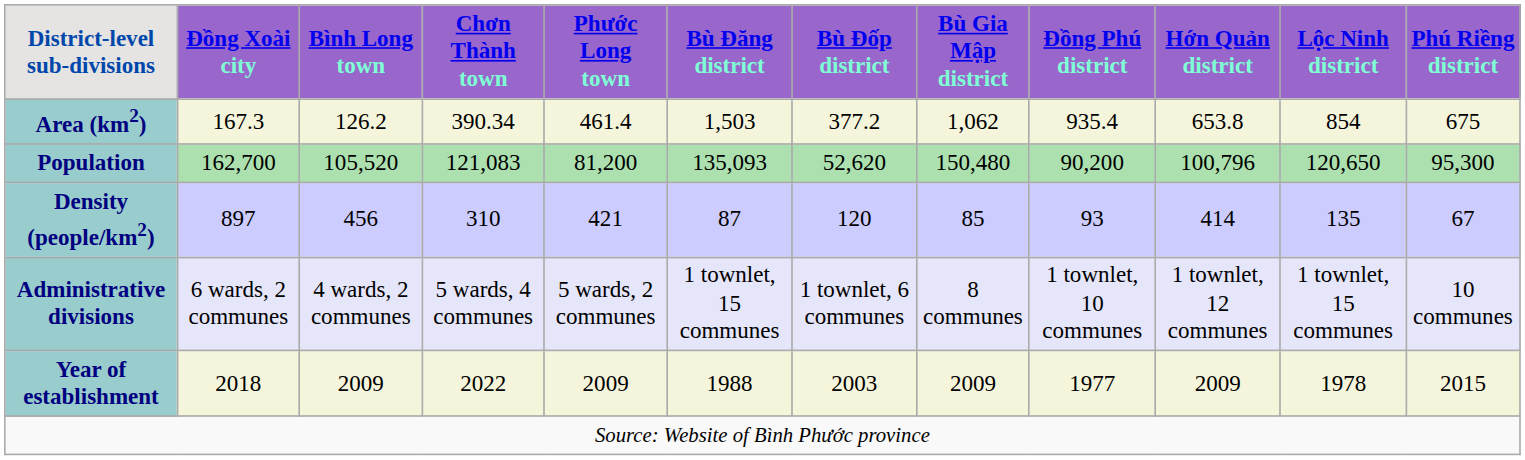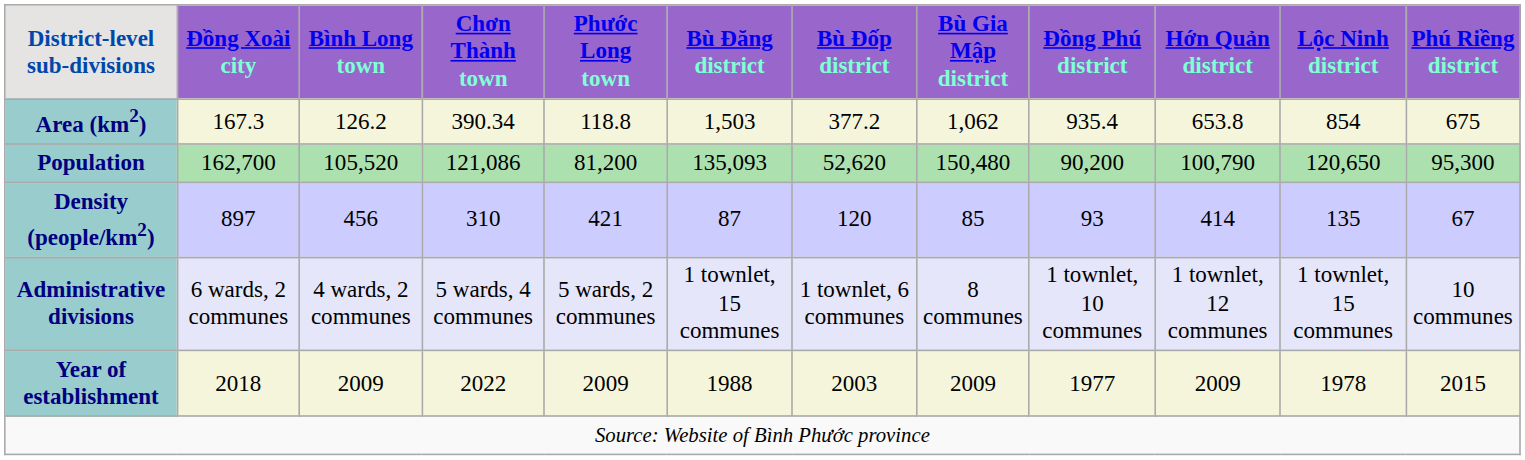(606, 121) 461.4 -> (606, 121) 118.8
(483, 163) 121,083 -> (483, 163) 121,086
(1218, 163) 100,796 -> (1218, 163) 100,790
